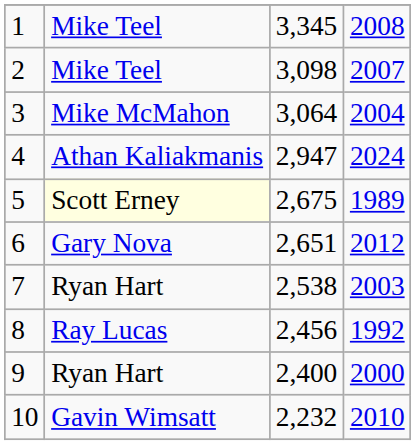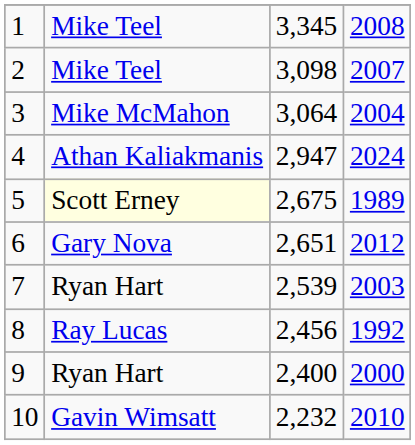(307, 286) 2,538 -> (307, 286) 2,539
